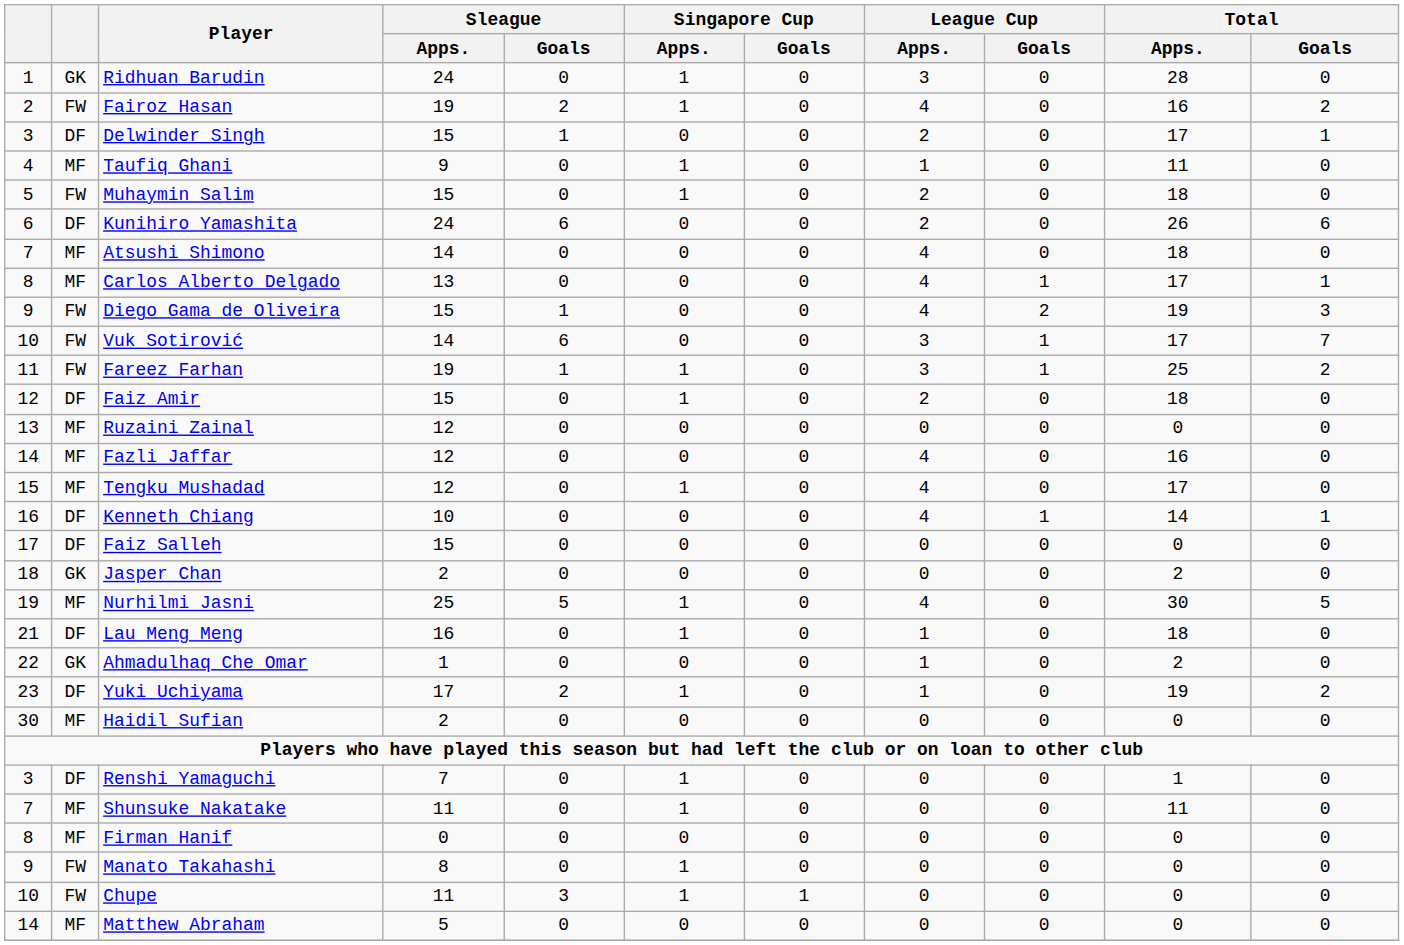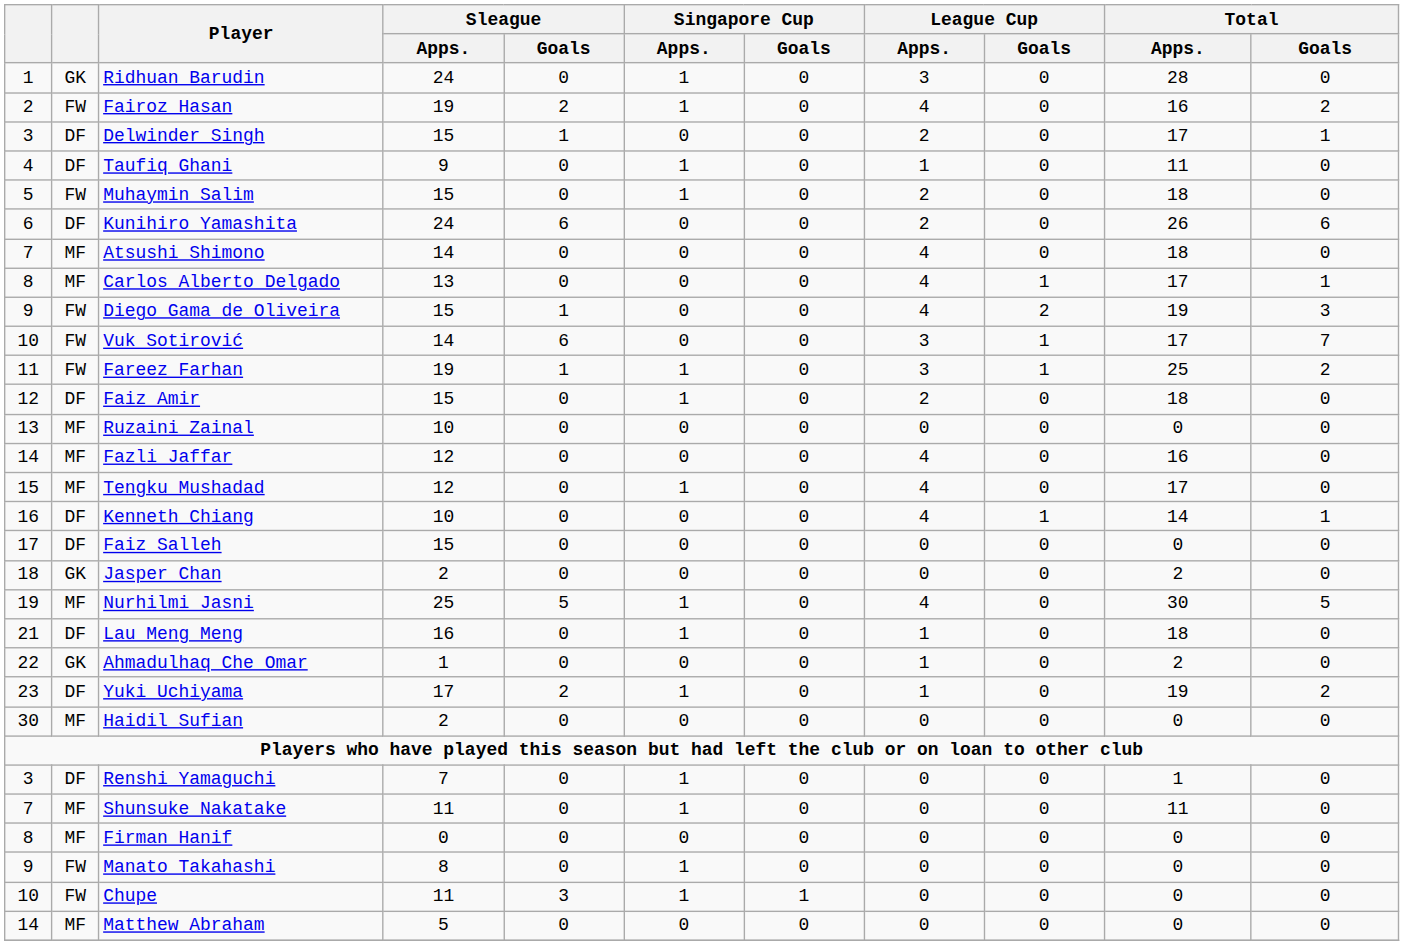(75, 166) MF -> (75, 166) DF
(443, 429) 12 -> (443, 429) 10
